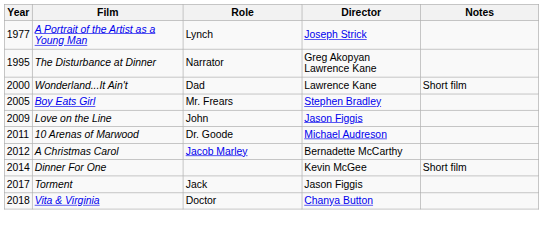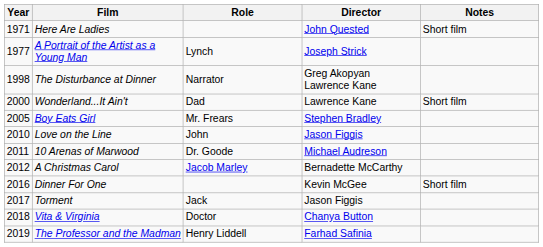+ row: (72, 29)
(18, 63) 1995 -> (18, 79) 1998
(18, 118) 2009 -> (18, 135) 2010
(18, 168) 2014 -> (18, 184) 2016
+ row: (108, 234)
